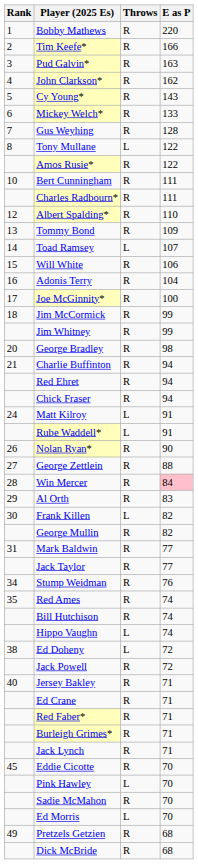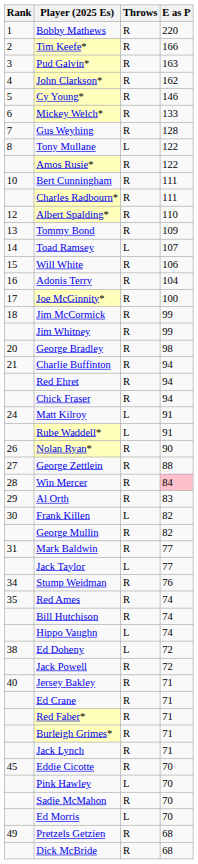(170, 97) 143 -> (170, 97) 146
(127, 566) R -> (126, 566) L
